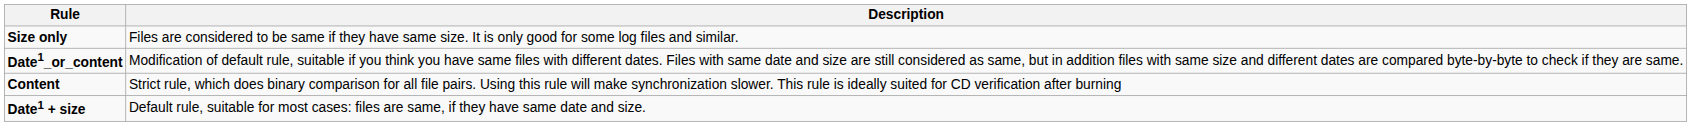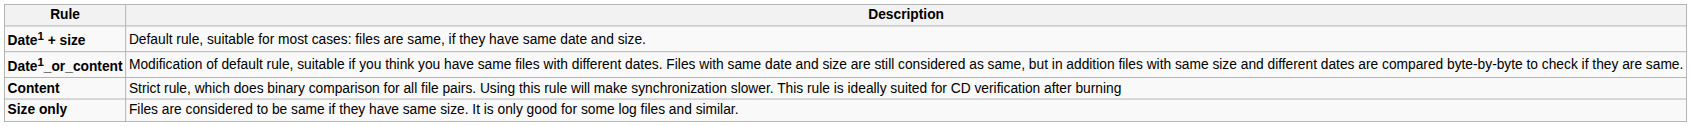rows swapped: (47, 108) <-> (37, 37)
